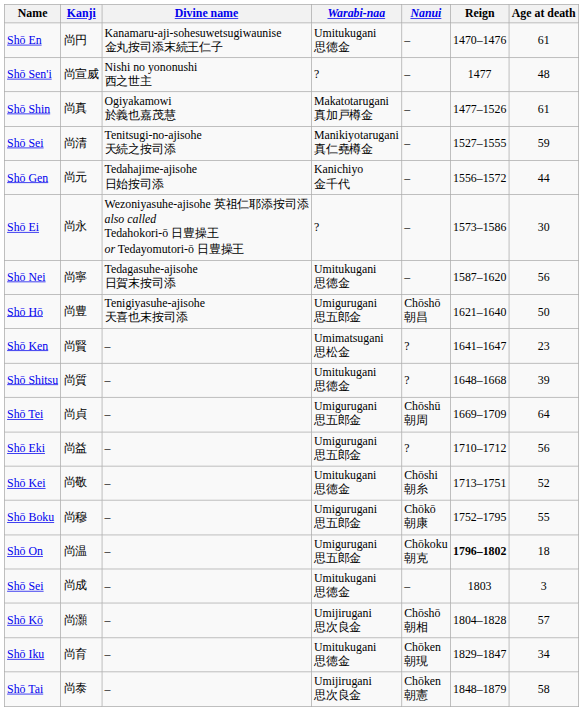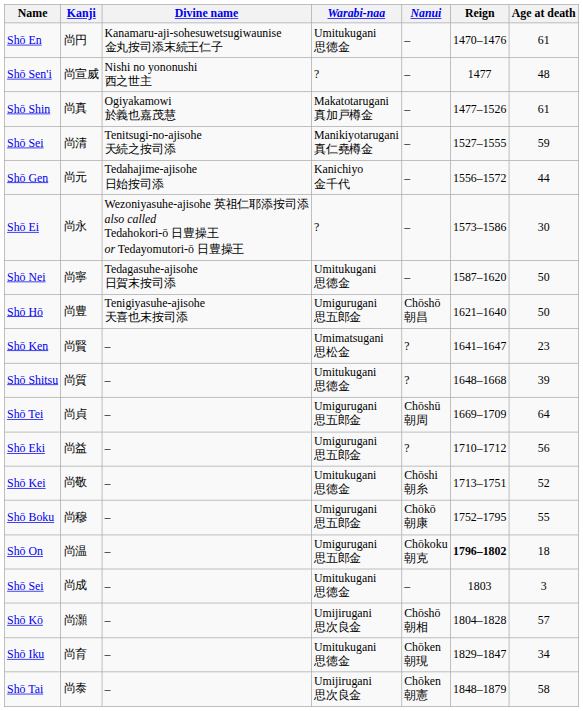(544, 277) 56 -> (544, 277) 50
